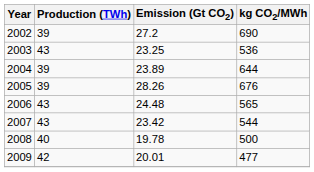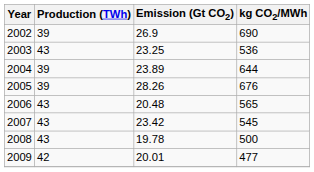(147, 33) 27.2 -> (147, 33) 26.9
(150, 104) 24.48 -> (150, 104) 20.48
(249, 122) 544 -> (249, 122) 545
(43, 139) 40 -> (43, 139) 43
